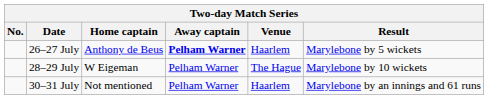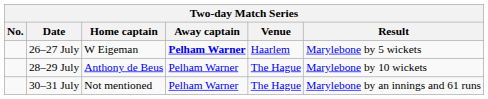(124, 49) Anthony de Beus -> (111, 49) W Eigeman
(111, 67) W Eigeman -> (124, 67) Anthony de Beus
(270, 85) Haarlem -> (276, 85) The Hague
